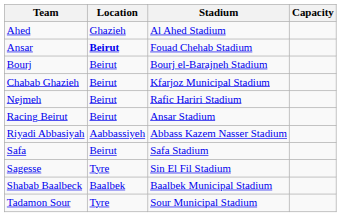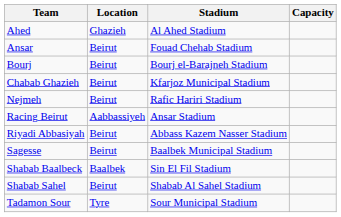(104, 47) bold -> (103, 47) normal
(103, 116) Beirut -> (117, 116) Aabbassiyeh
(117, 133) Aabbassiyeh -> (103, 133) Beirut
- row: (17, 151)
(99, 168) Tyre -> (103, 151) Beirut
(191, 168) Sin El Fil Stadium -> (211, 151) Baalbek Municipal Stadium
(211, 185) Baalbek Municipal Stadium -> (191, 168) Sin El Fil Stadium
+ row: (36, 185)
